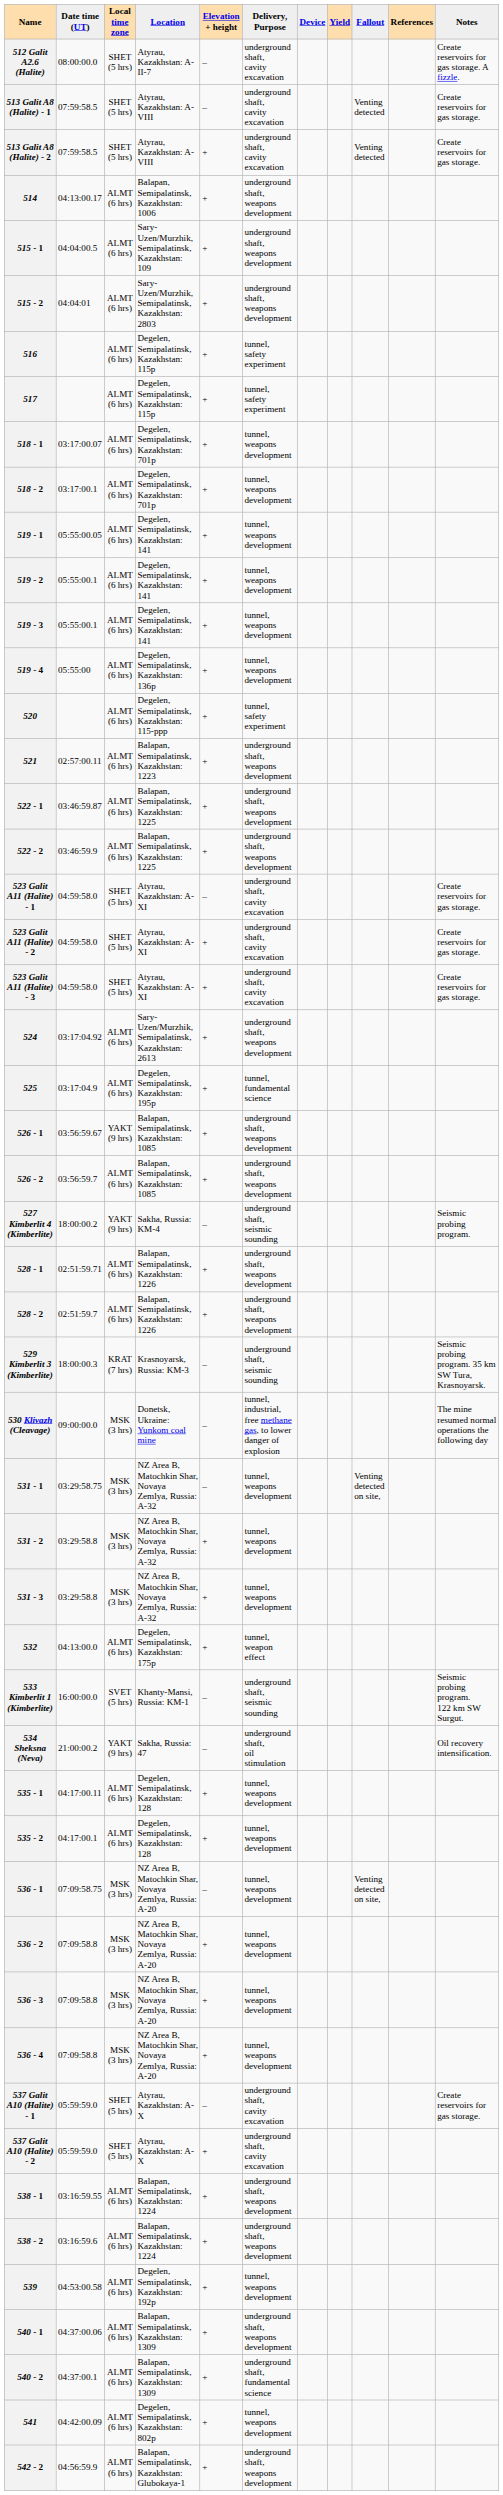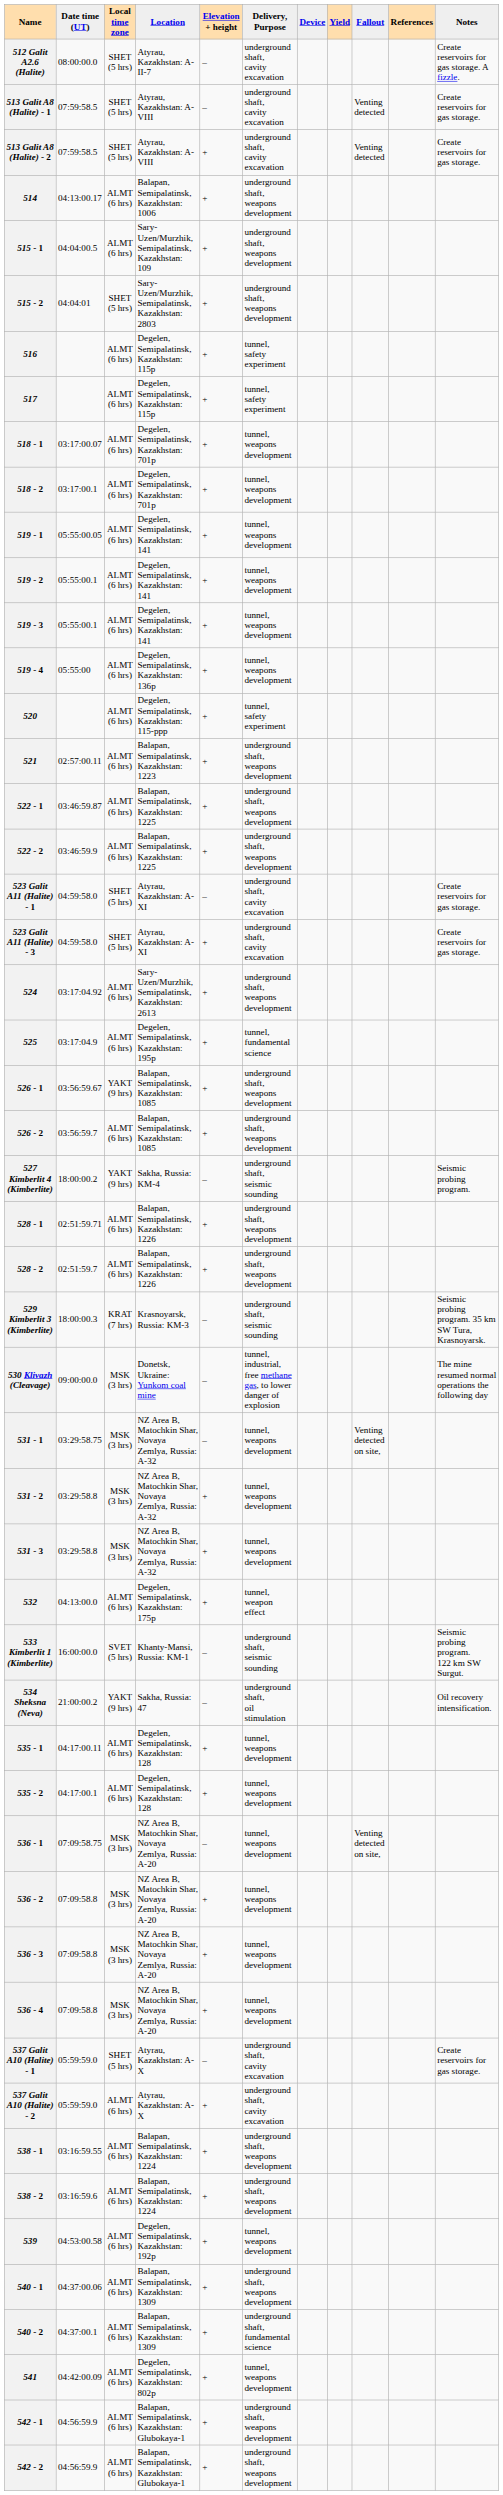(120, 303) ALMT (6 hrs) -> (120, 303) SHET (5 hrs)
- row: (30, 942)
(120, 2151) SHET (5 hrs) -> (120, 2105) ALMT (6 hrs)
+ row: (30, 2422)
